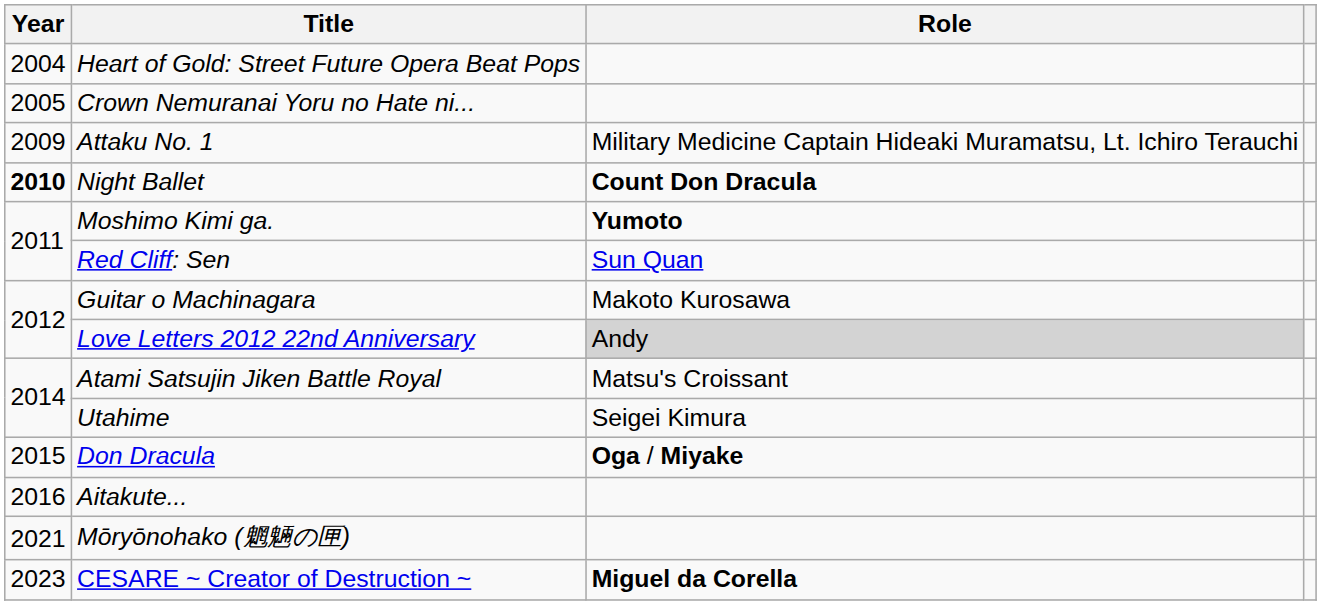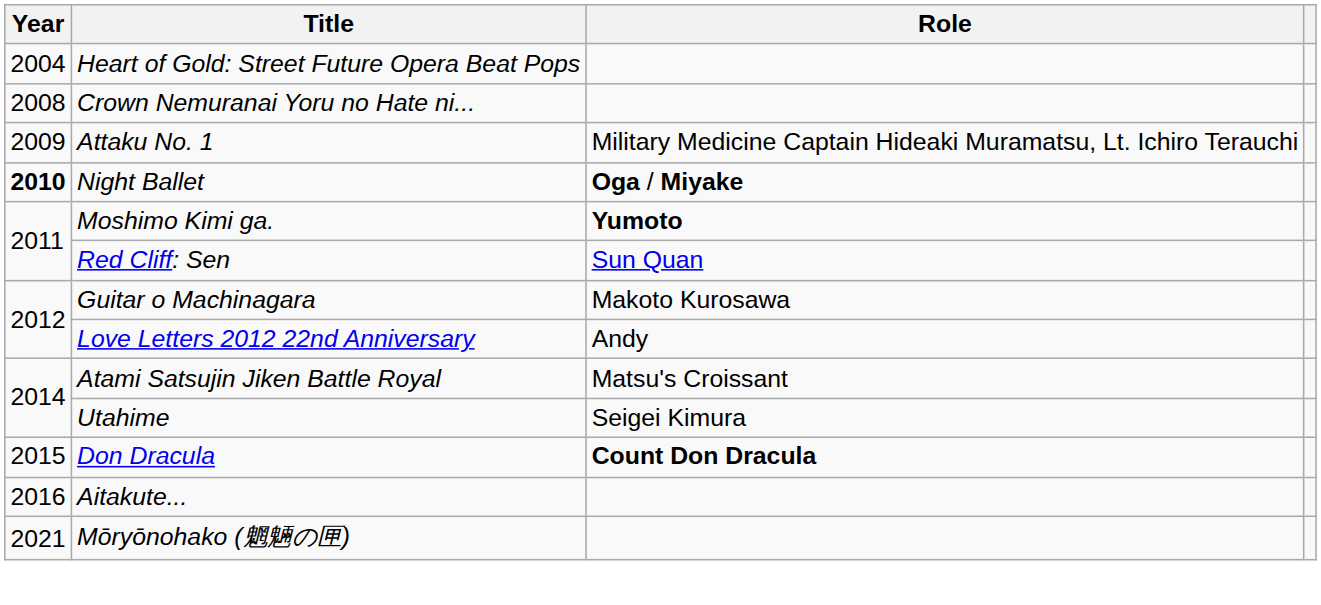(38, 102) 2005 -> (38, 102) 2008
(704, 181) Count Don Dracula -> (667, 181) Oga / Miyake
(620, 338) lightgrey background -> (620, 338) no background
(667, 456) Oga / Miyake -> (704, 456) Count Don Dracula
- row: (274, 579)
